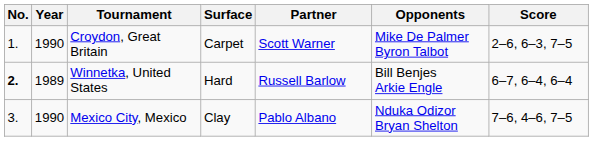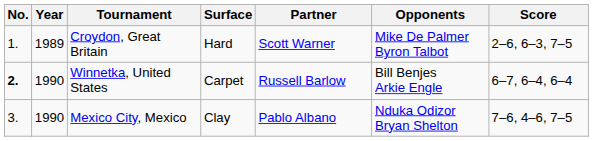(50, 43) 1990 -> (50, 43) 1989
(224, 43) Carpet -> (218, 43) Hard
(50, 80) 1989 -> (50, 80) 1990
(218, 80) Hard -> (224, 80) Carpet
